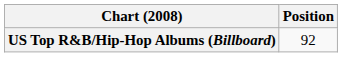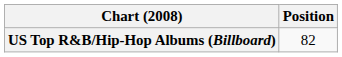(308, 39) 92 -> (308, 39) 82
